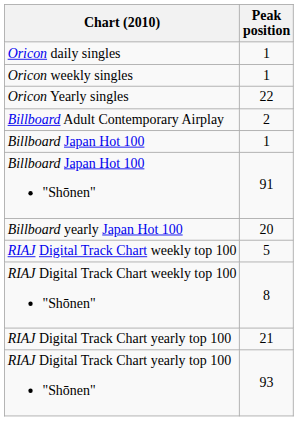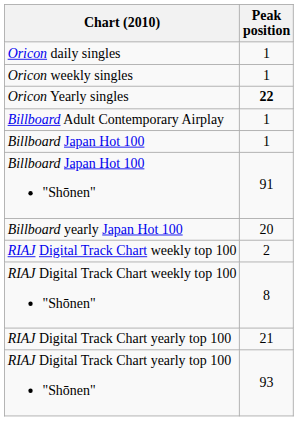(267, 97) normal -> (267, 97) bold
(267, 119) 2 -> (267, 119) 1
(267, 251) 5 -> (267, 251) 2
